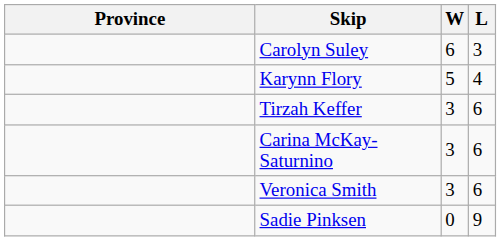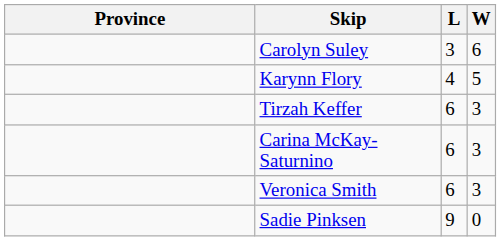columns swapped: (455, 19) <-> (482, 19)
